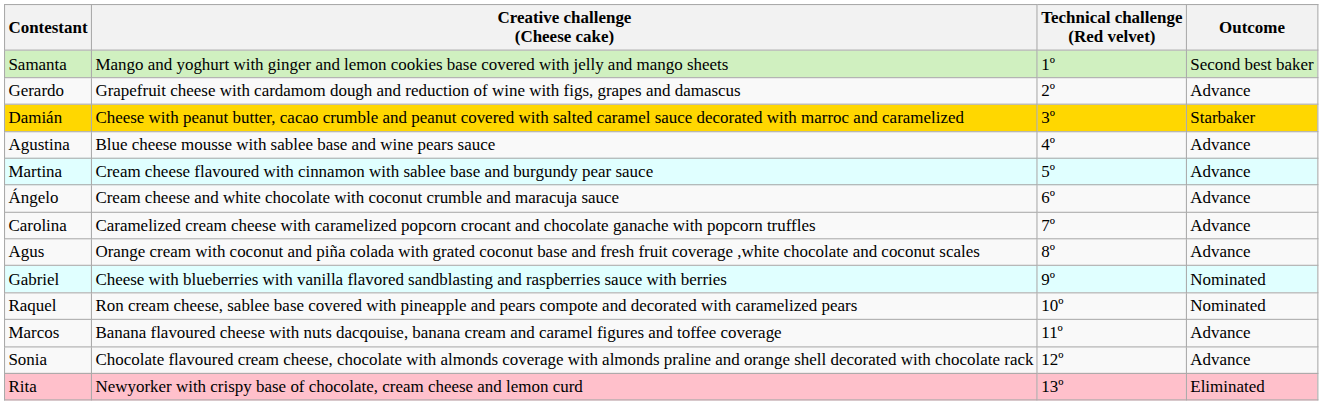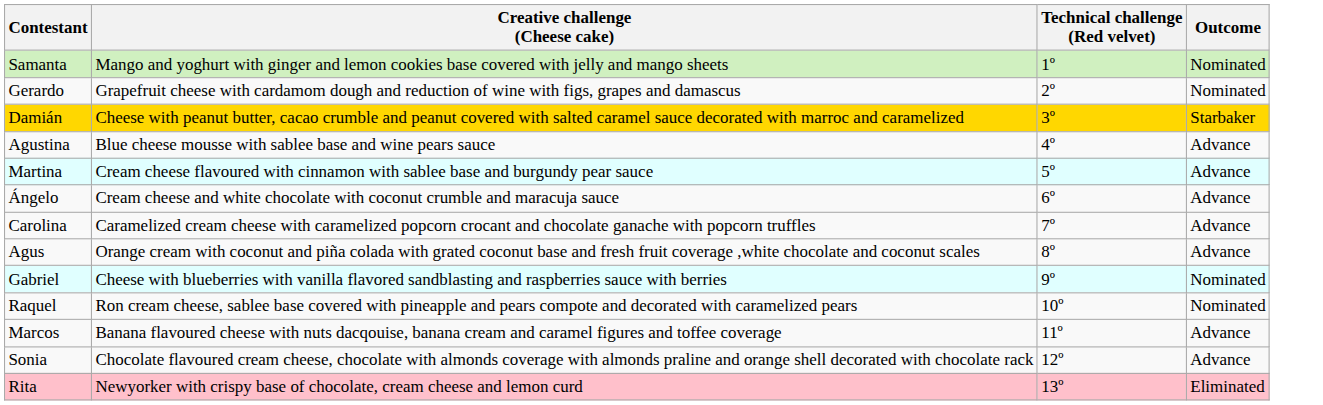(1252, 63) Second best baker -> (1228, 63) Nominated
(1220, 90) Advance -> (1228, 90) Nominated
